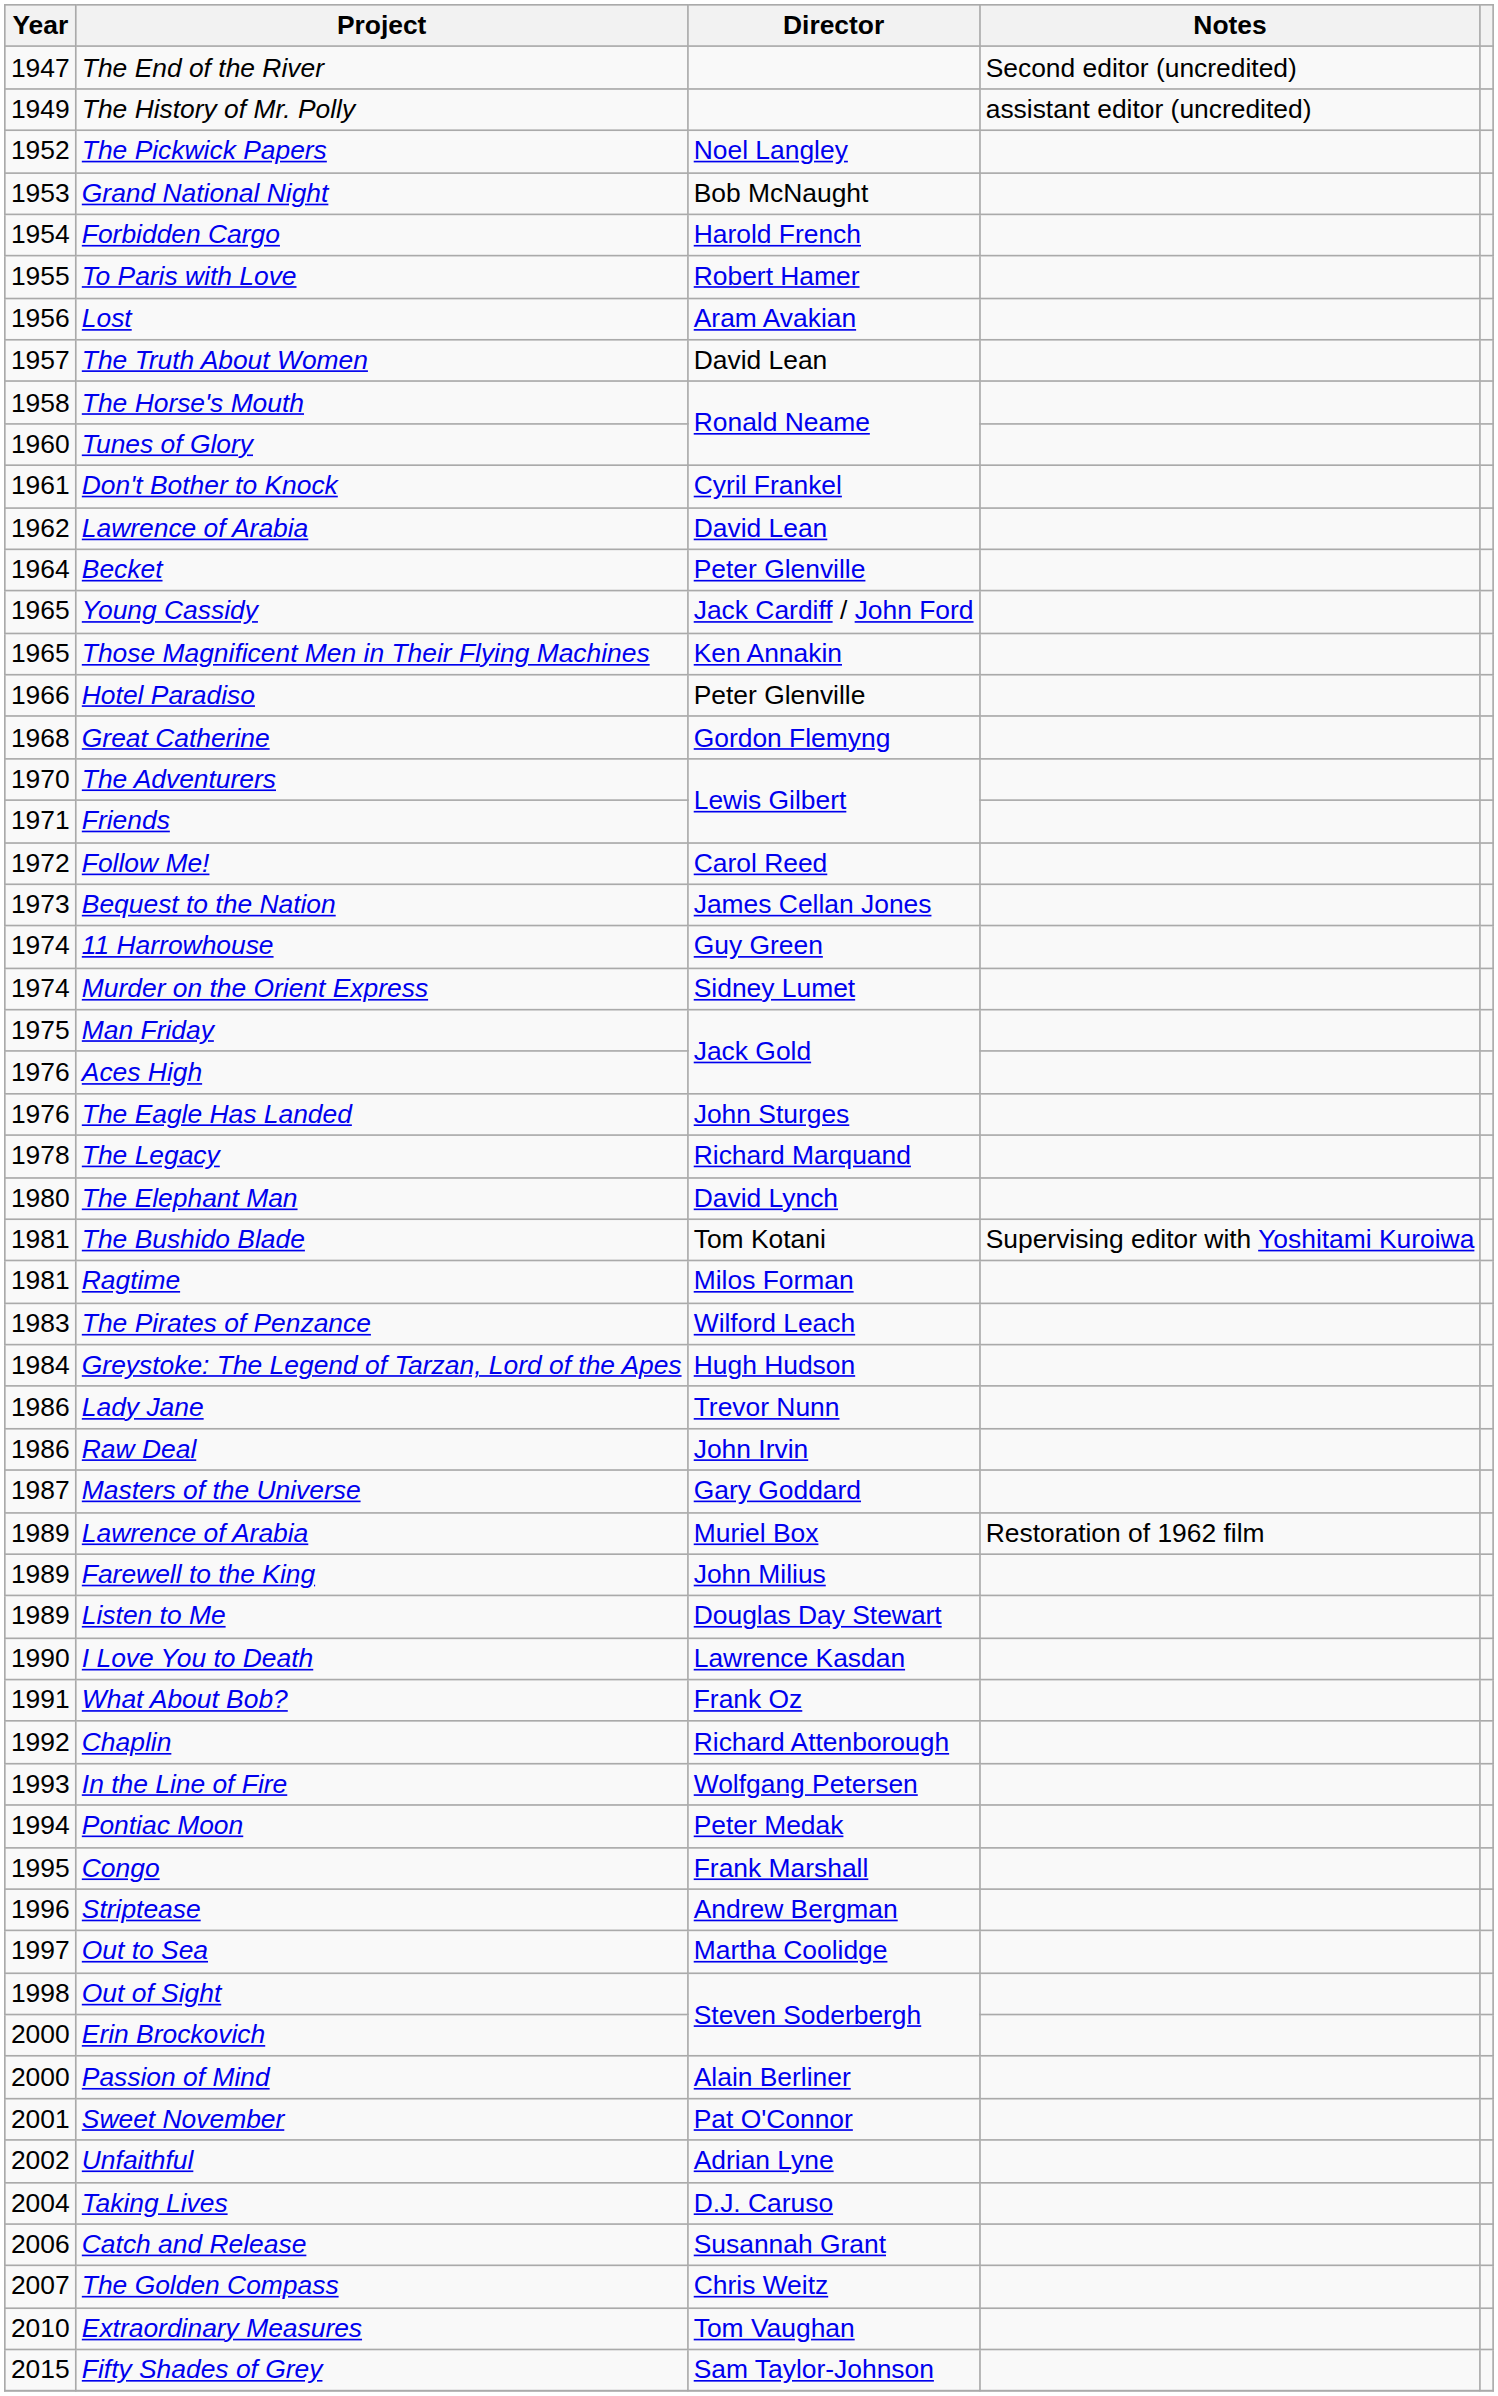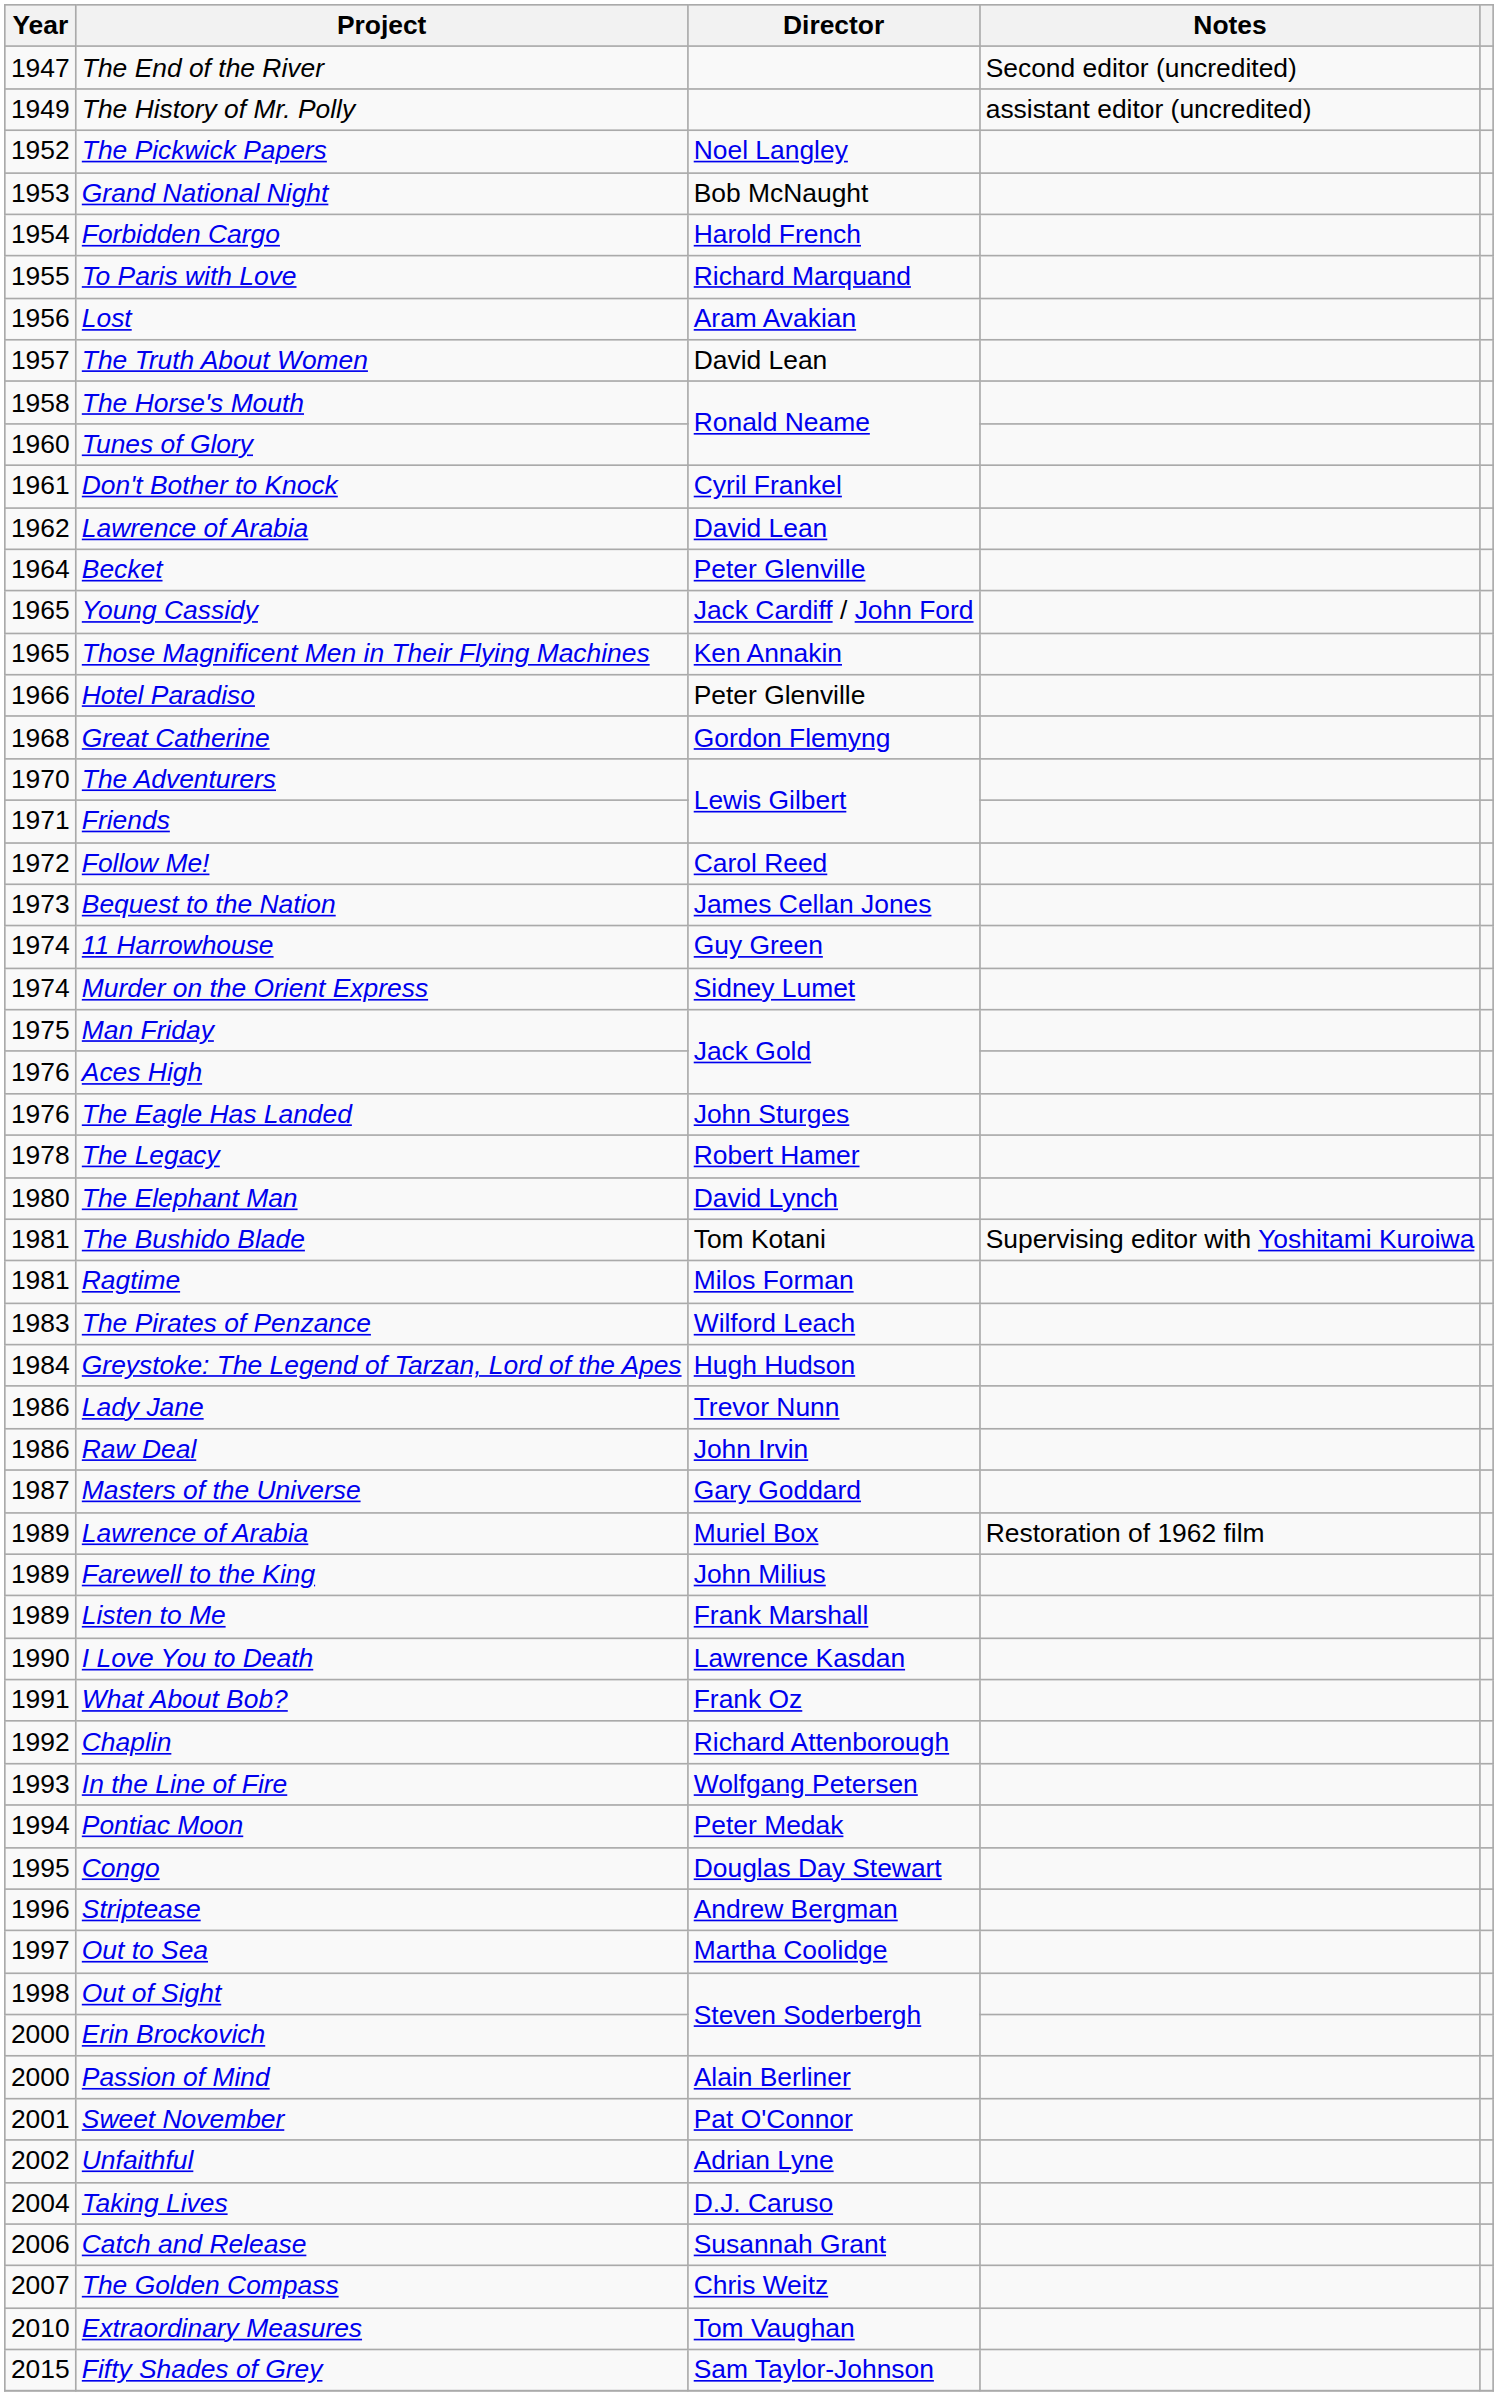(777, 276) Robert Hamer -> (802, 276) Richard Marquand
(802, 1155) Richard Marquand -> (777, 1155) Robert Hamer
(818, 1616) Douglas Day Stewart -> (781, 1616) Frank Marshall
(781, 1867) Frank Marshall -> (818, 1867) Douglas Day Stewart
